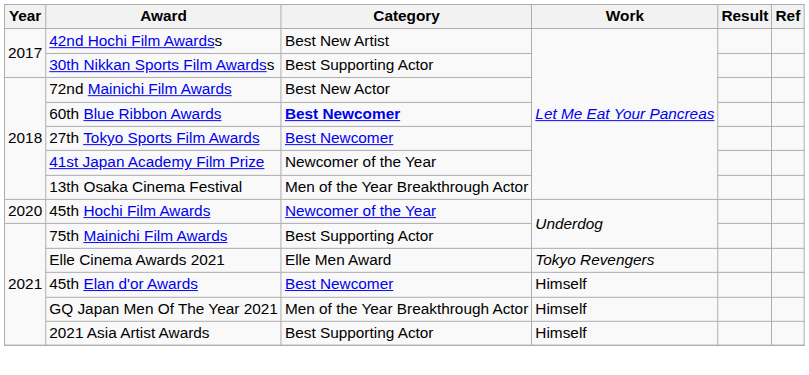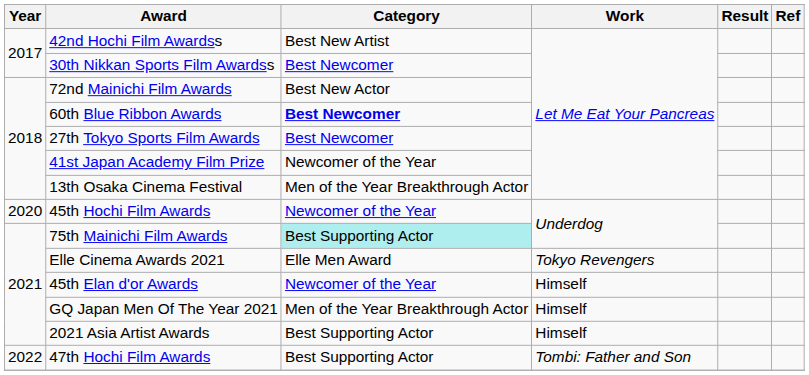(359, 65) Best Supporting Actor -> (339, 65) Best Newcomer
(359, 235) no background -> (359, 235) paleturquoise background
(339, 284) Best Newcomer -> (360, 284) Newcomer of the Year
+ row: (130, 357)
